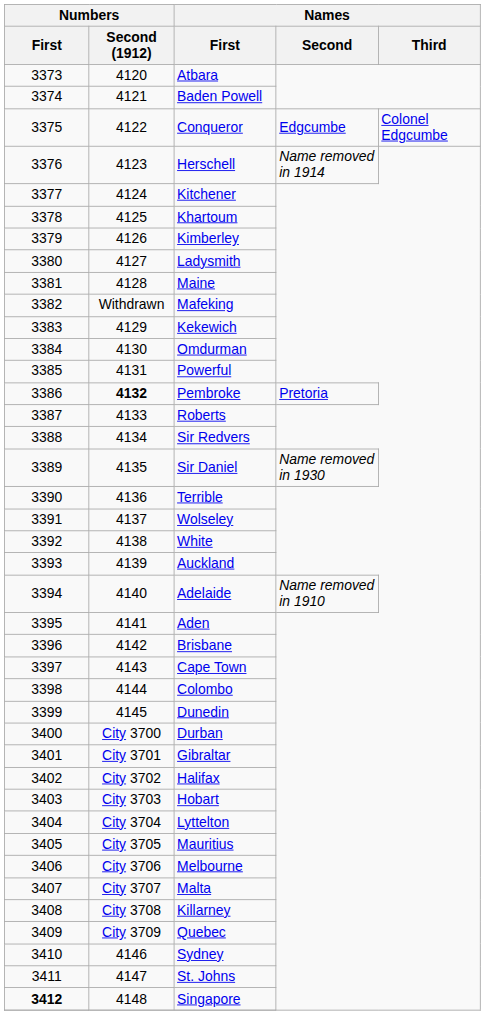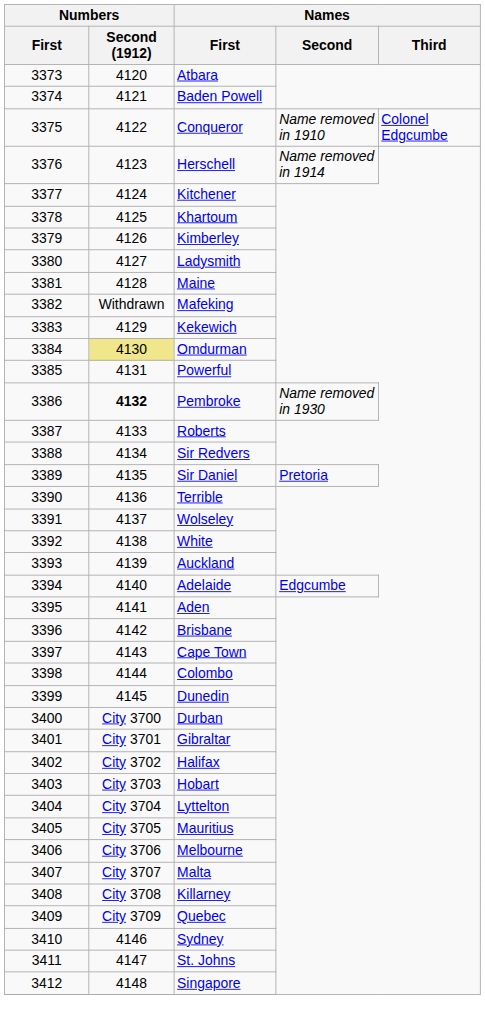(312, 127) Edgcumbe -> (327, 127) Name removed in 1910
(132, 349) no background -> (132, 349) khaki background
(304, 393) Pretoria -> (327, 401) Name removed in 1930
(327, 467) Name removed in 1930 -> (304, 475) Pretoria
(327, 593) Name removed in 1910 -> (312, 585) Edgcumbe
(47, 998) bold -> (47, 983) normal
